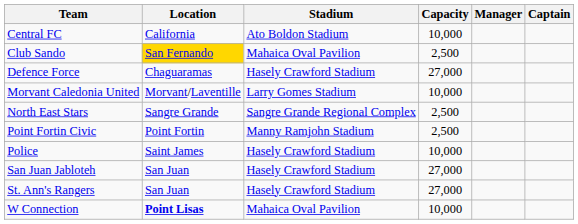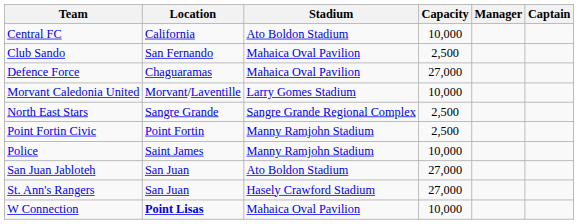(179, 53) gold background -> (179, 53) no background
(311, 72) Hasely Crawford Stadium -> (303, 72) Mahaica Oval Pavilion
(311, 151) Hasely Crawford Stadium -> (310, 151) Manny Ramjohn Stadium
(311, 170) Hasely Crawford Stadium -> (297, 170) Ato Boldon Stadium
